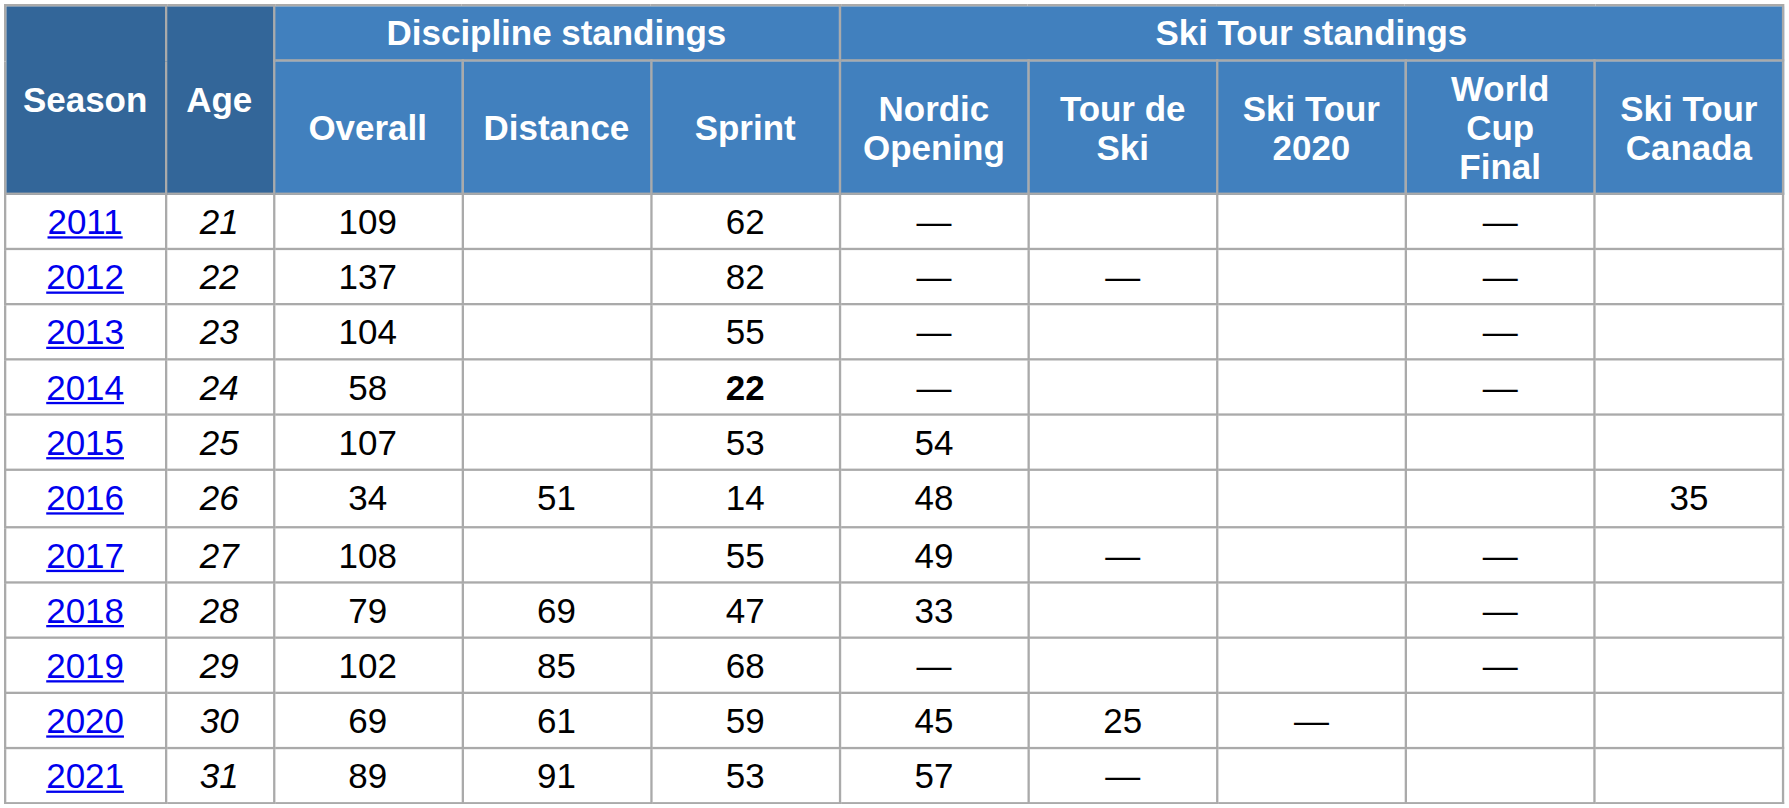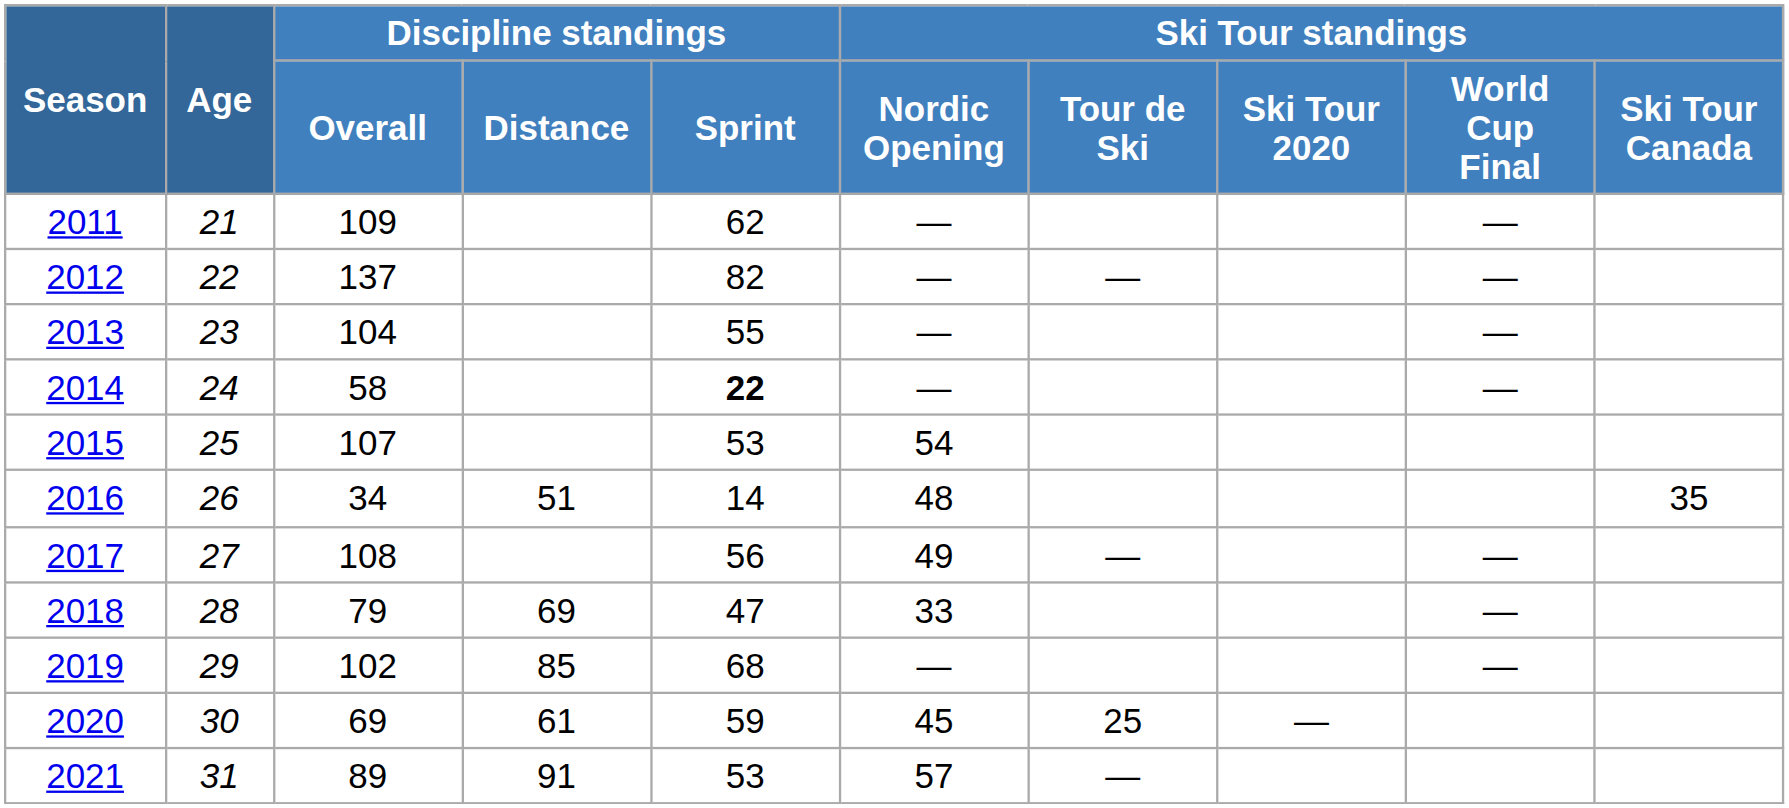(745, 554) 55 -> (745, 554) 56
